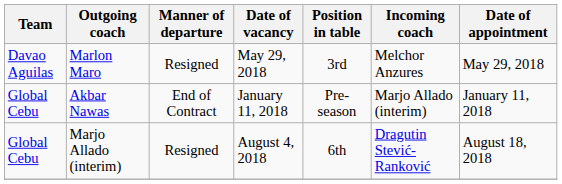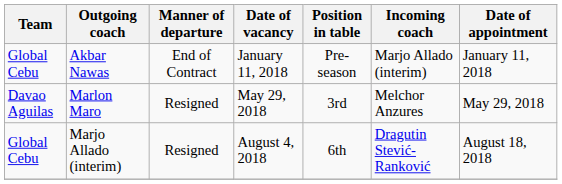rows swapped: (89, 103) <-> (91, 63)
